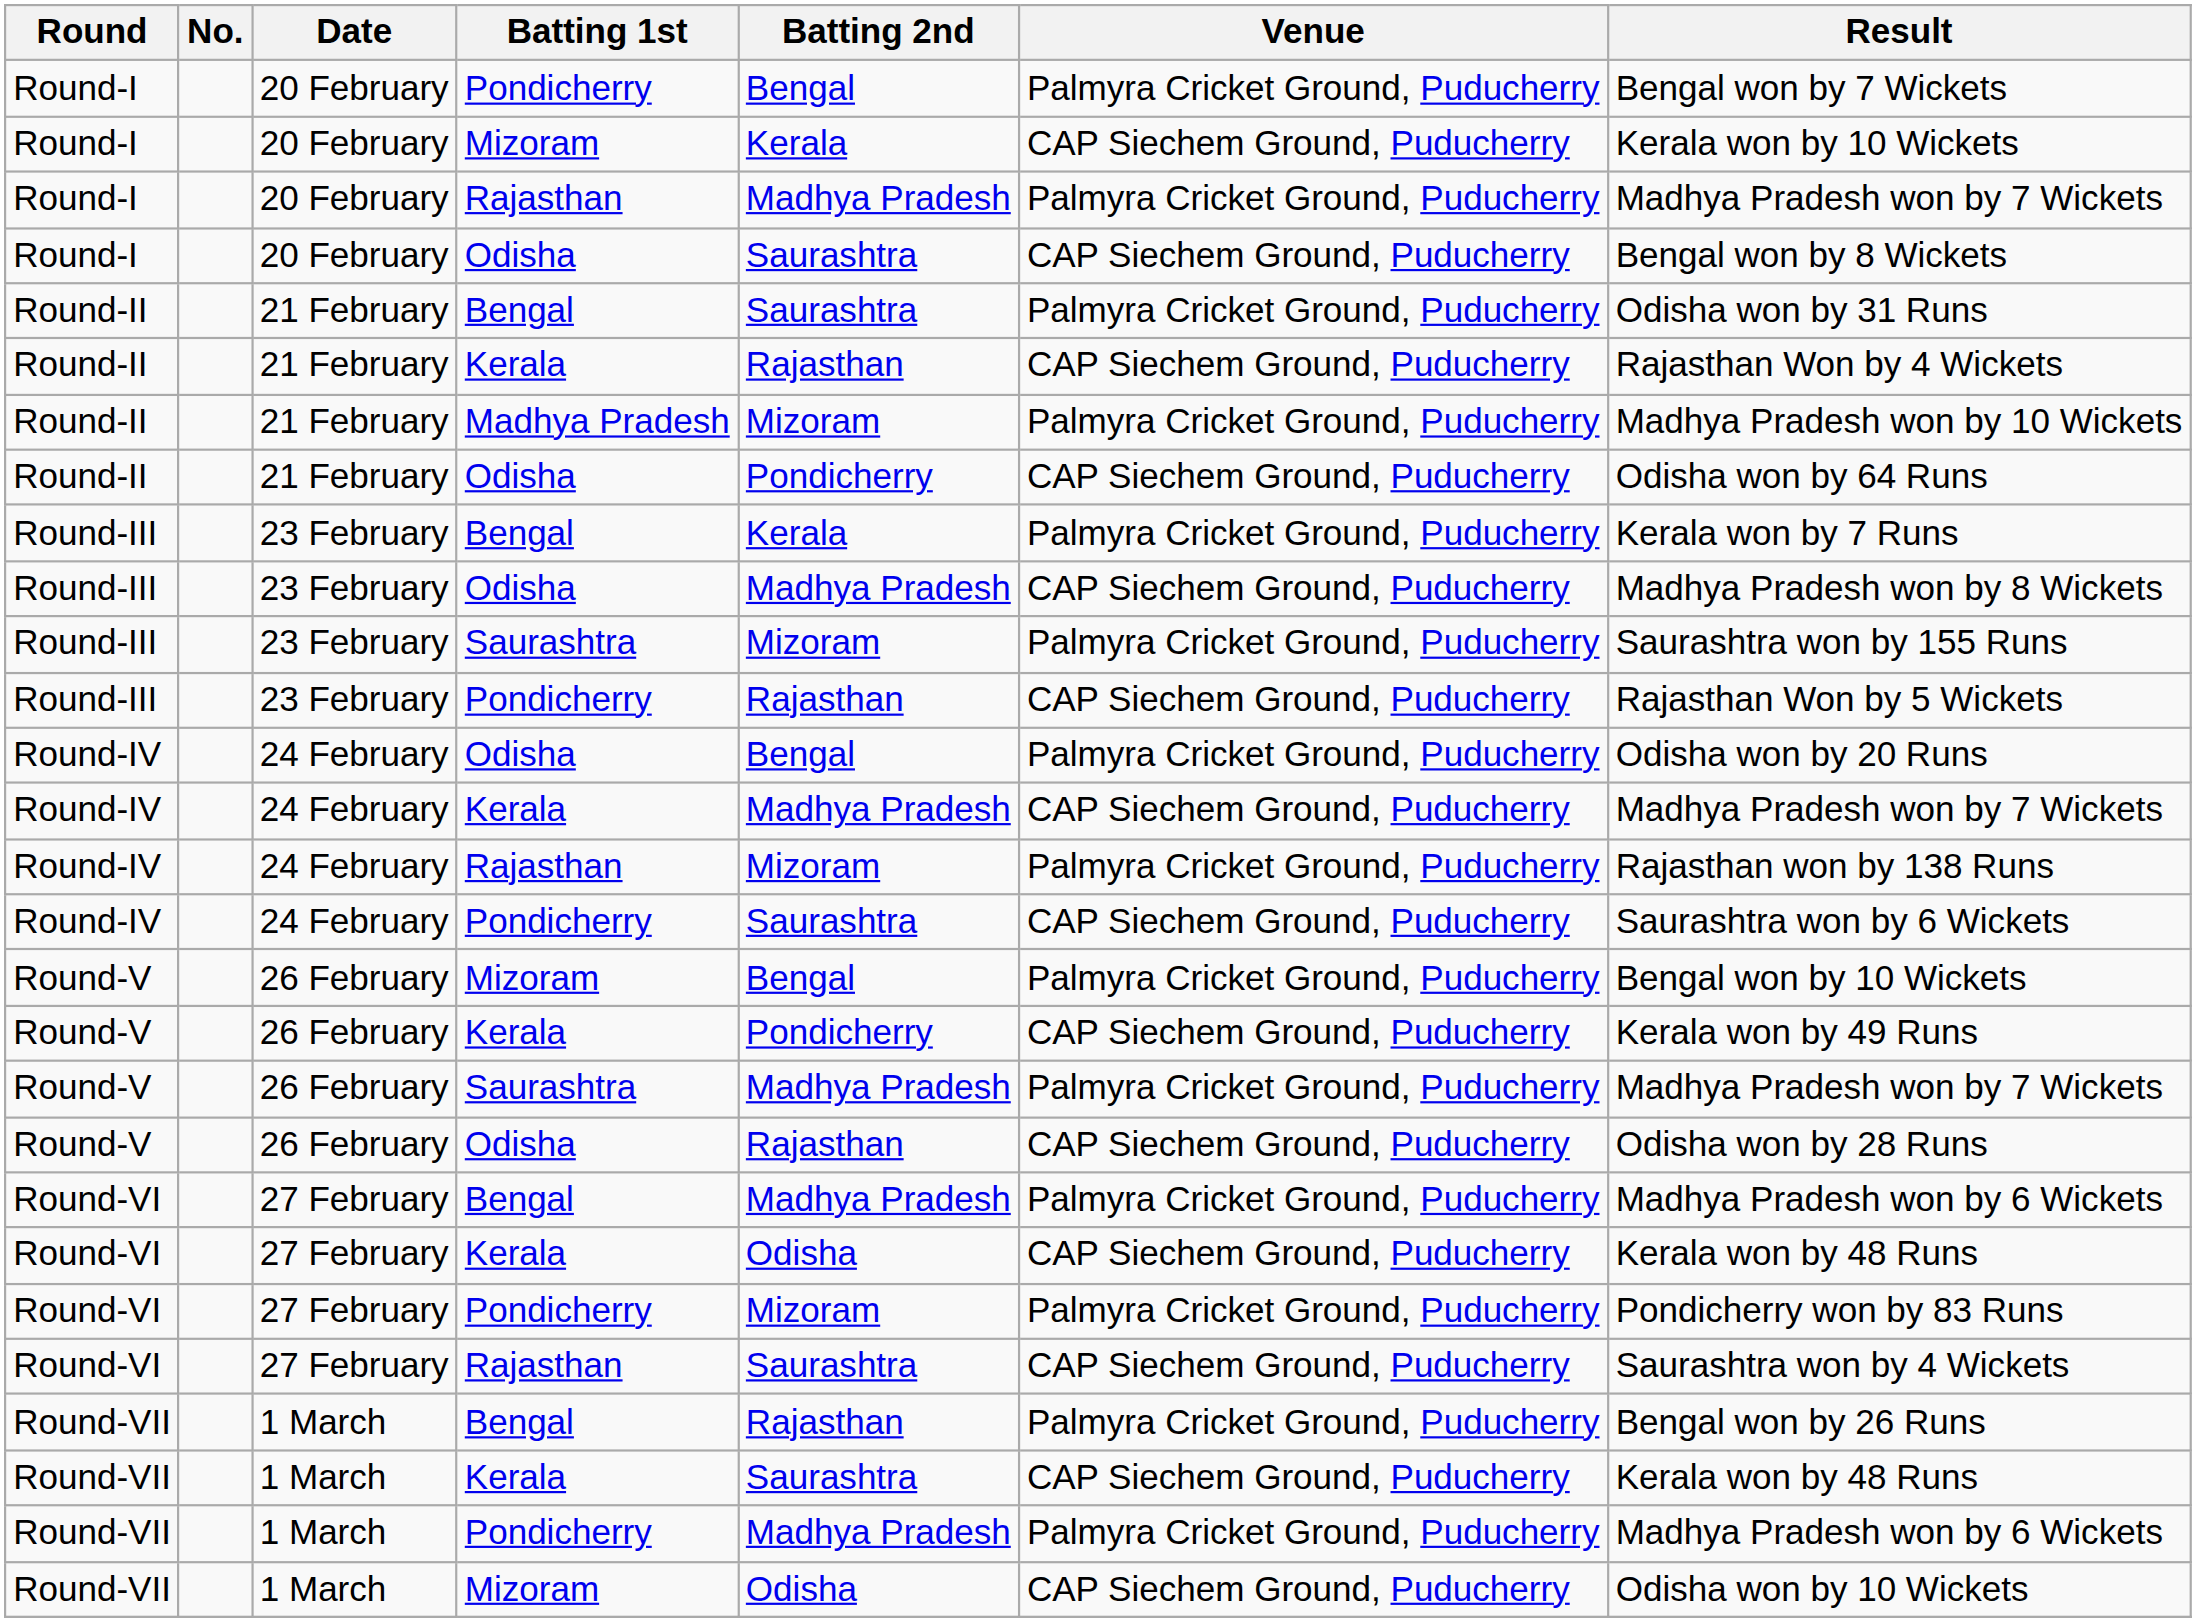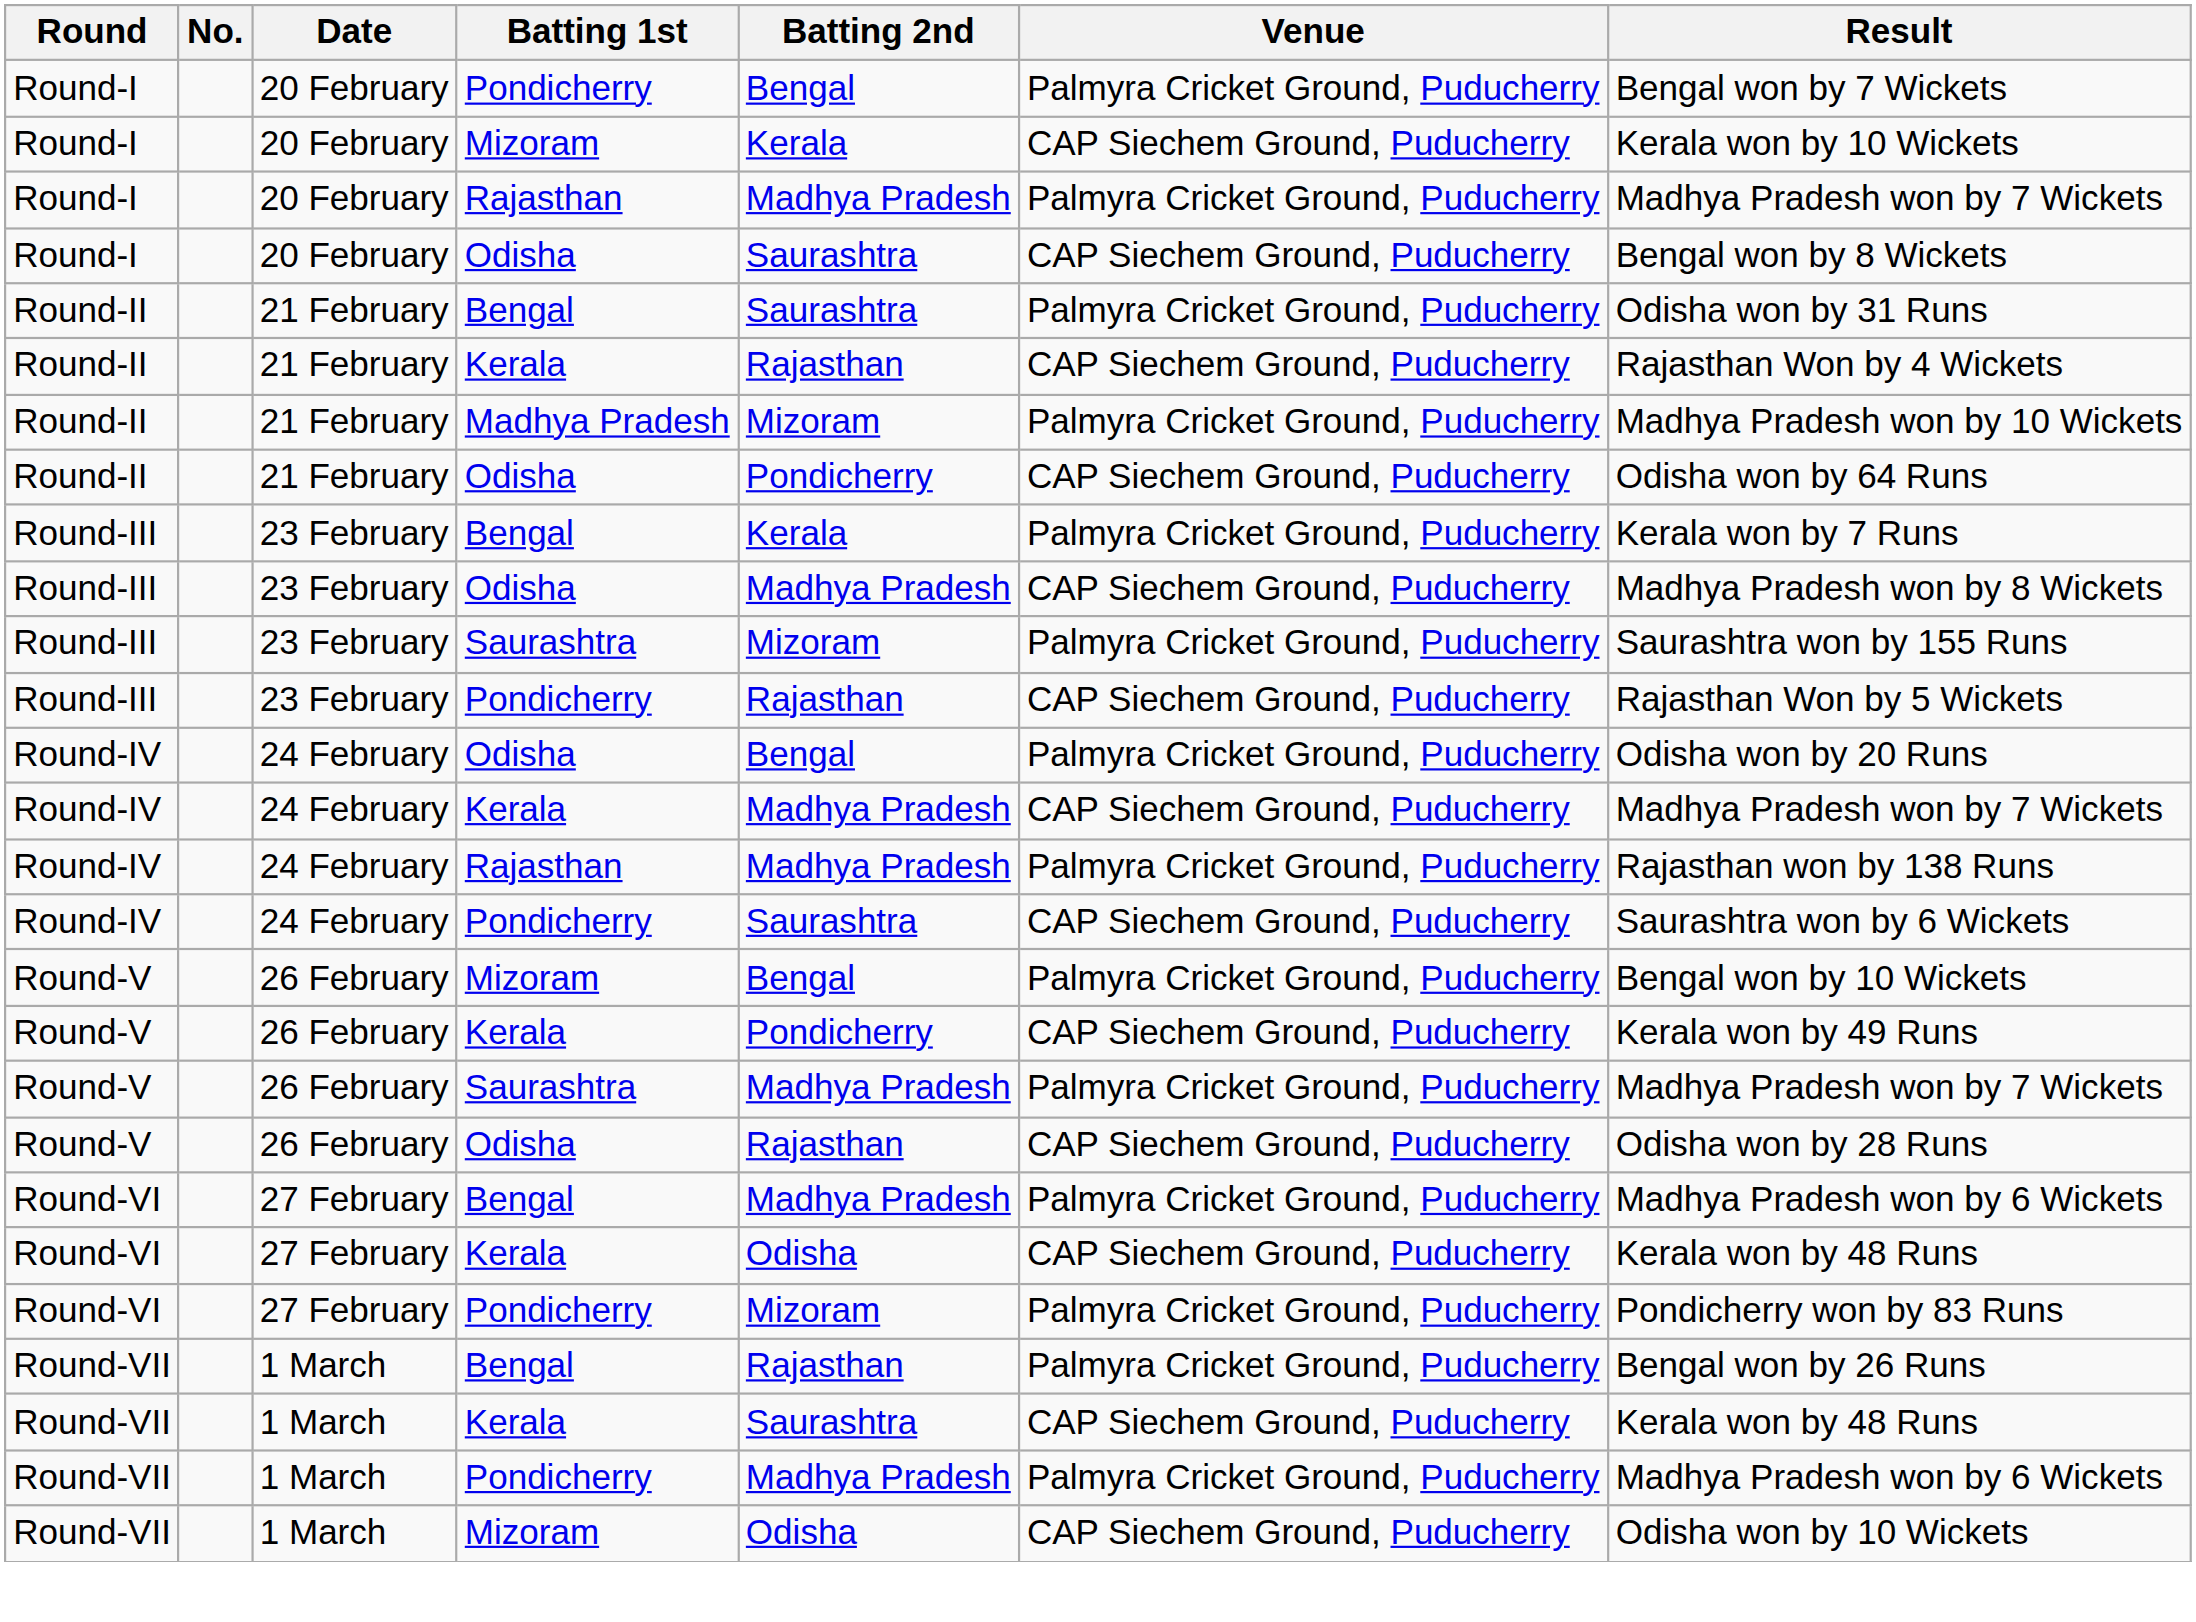(813, 865) Mizoram -> (878, 865) Madhya Pradesh
- row: (87, 1365)
